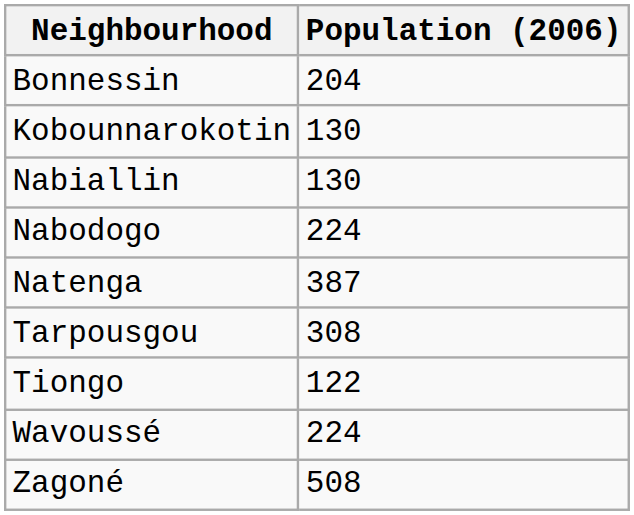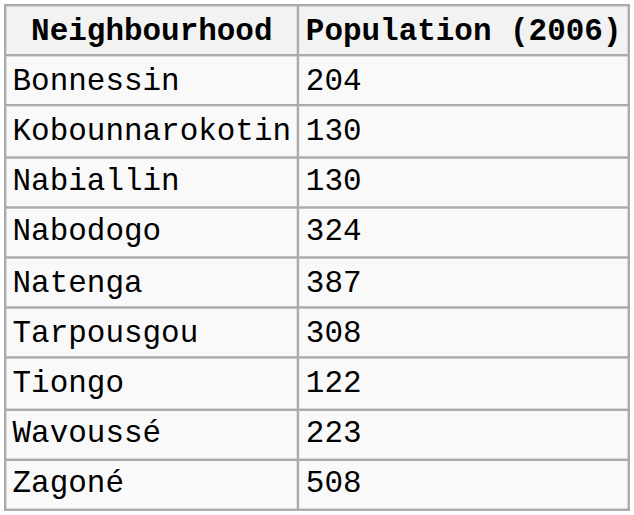(334, 232) 224 -> (334, 232) 324
(334, 434) 224 -> (334, 434) 223
